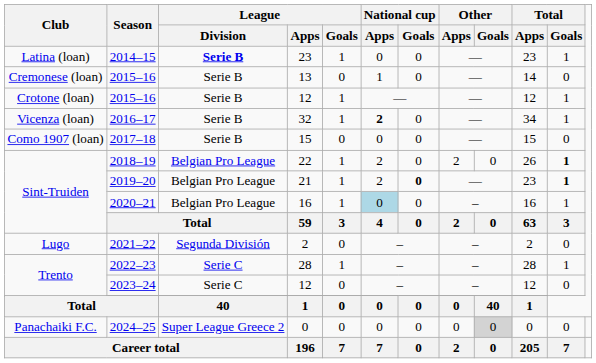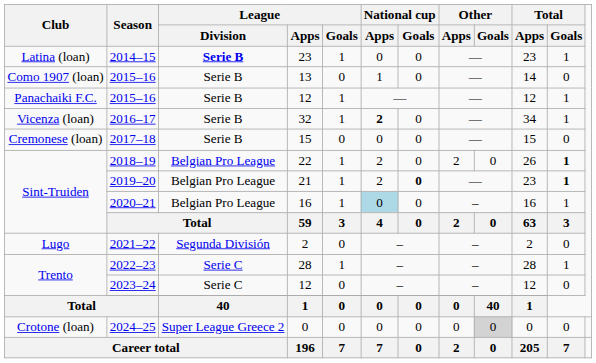(56, 77) Cremonese (loan) -> (56, 77) Como 1907 (loan)
(56, 98) Crotone (loan) -> (56, 98) Panachaiki F.C.
(56, 139) Como 1907 (loan) -> (56, 139) Cremonese (loan)
(56, 327) Panachaiki F.C. -> (56, 327) Crotone (loan)
